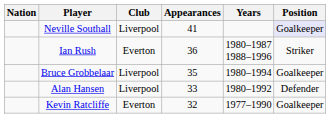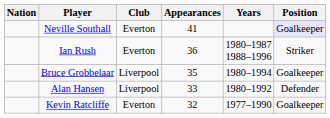(139, 28) Liverpool -> (139, 28) Everton
